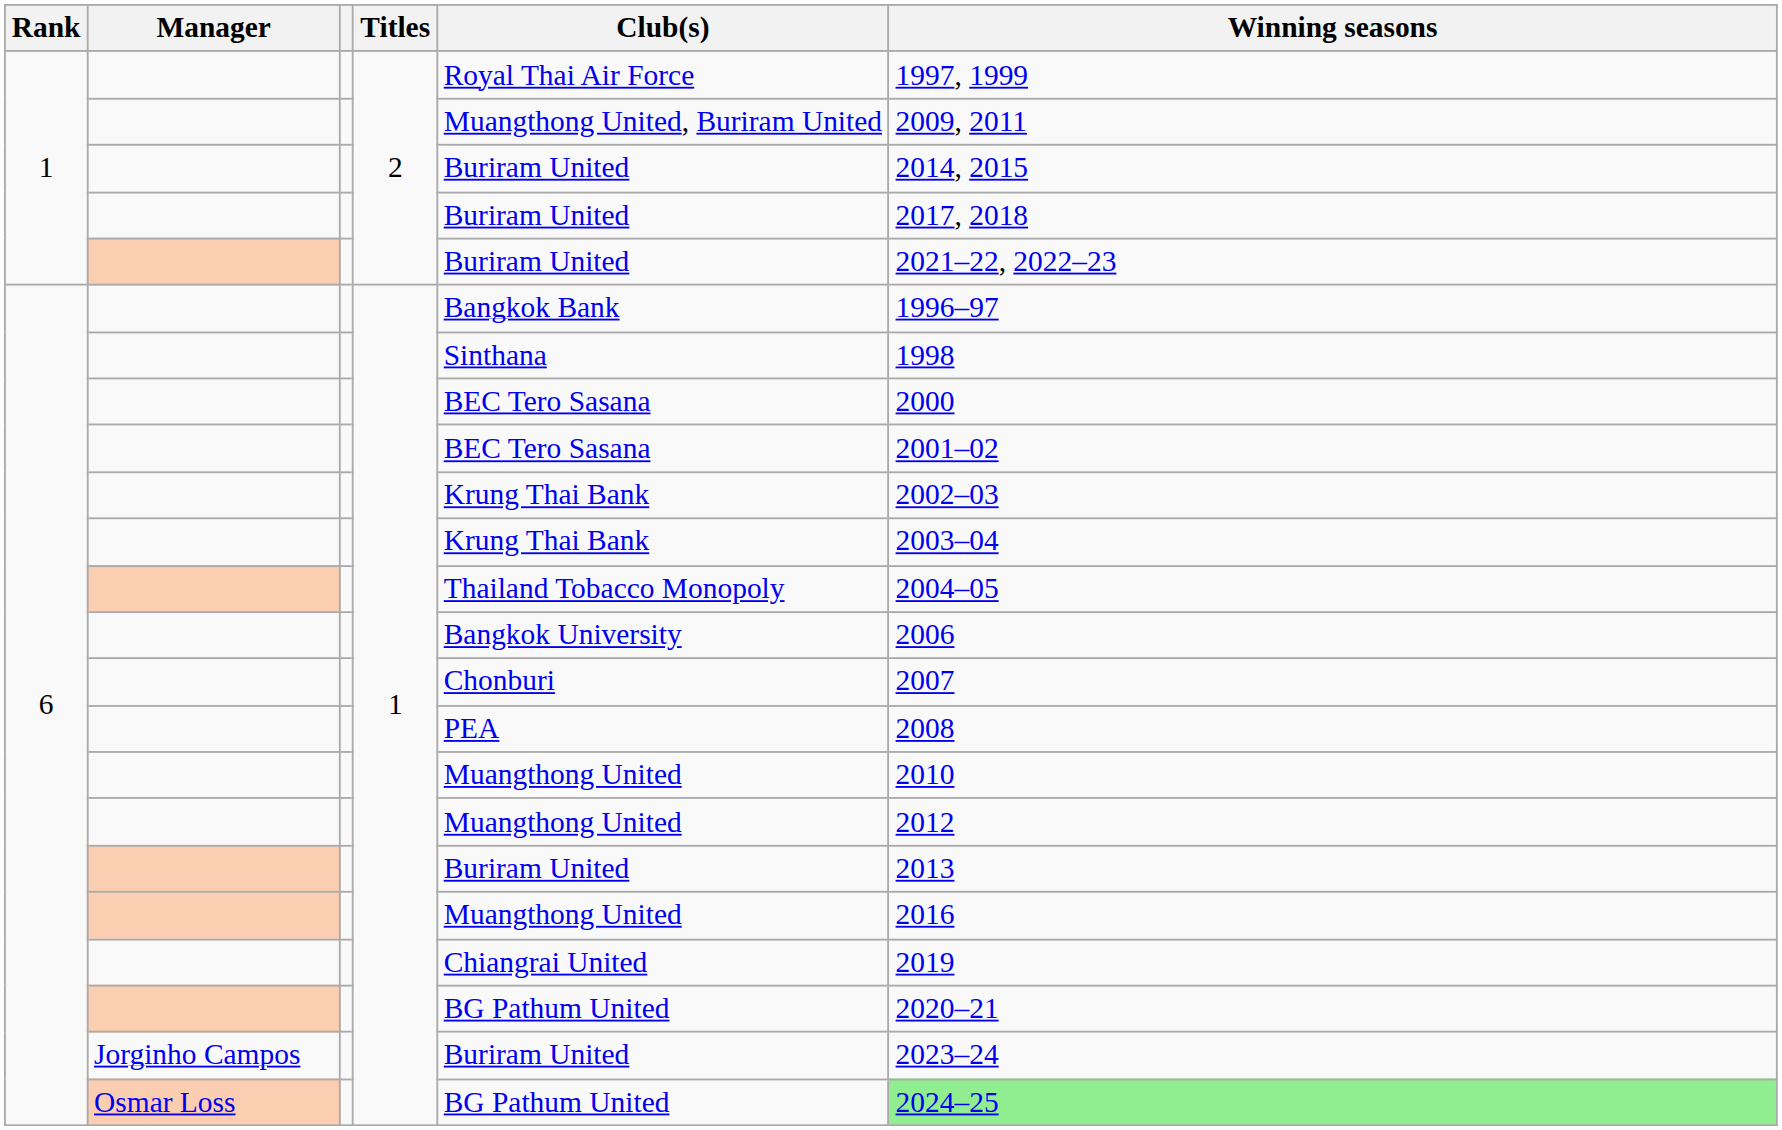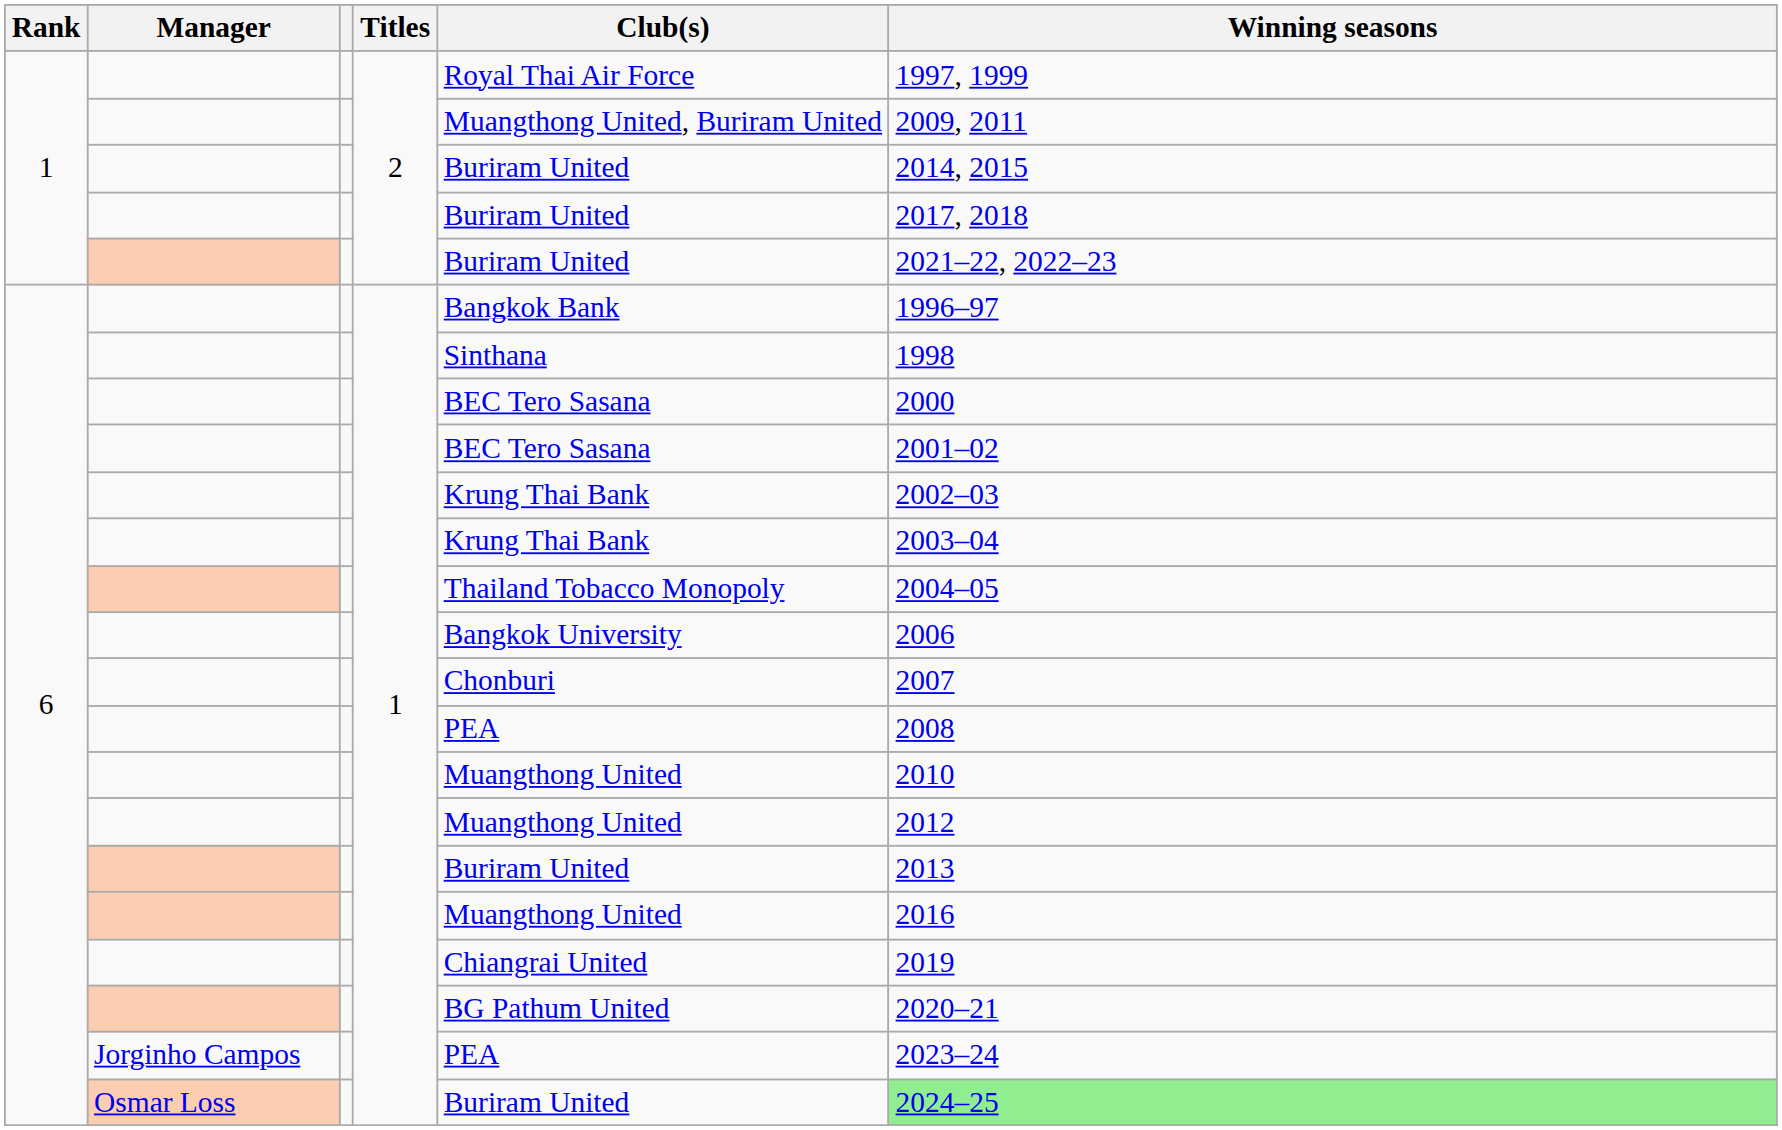(537, 1055) Buriram United -> (472, 1055) PEA
(557, 1101) BG Pathum United -> (537, 1101) Buriram United
